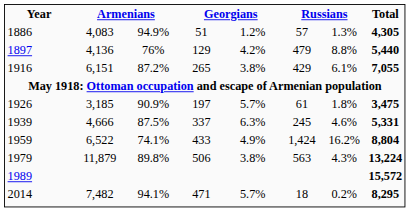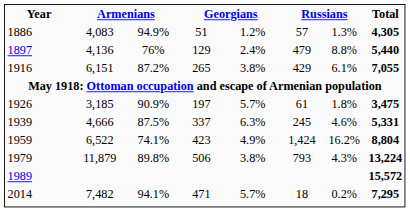(253, 50) 4.2% -> (253, 50) 2.4%
(201, 140) 433 -> (201, 140) 423
(302, 158) 563 -> (302, 158) 793
(385, 194) 8,295 -> (385, 194) 7,295
